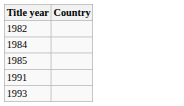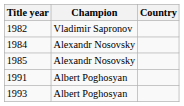+ column: (94, 12)
